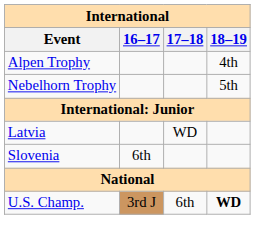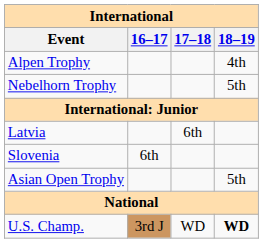(185, 132) WD -> (193, 132) 6th
+ row: (66, 179)
(185, 202) 6th -> (193, 226) WD
